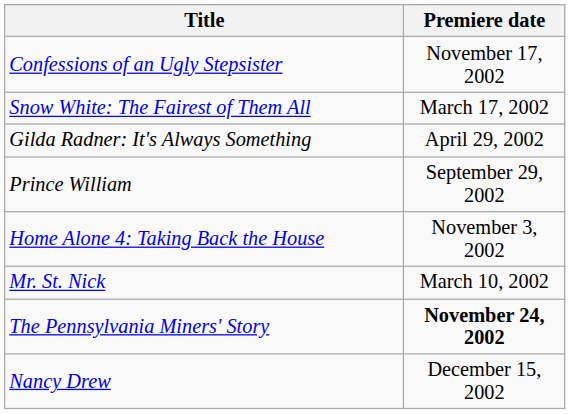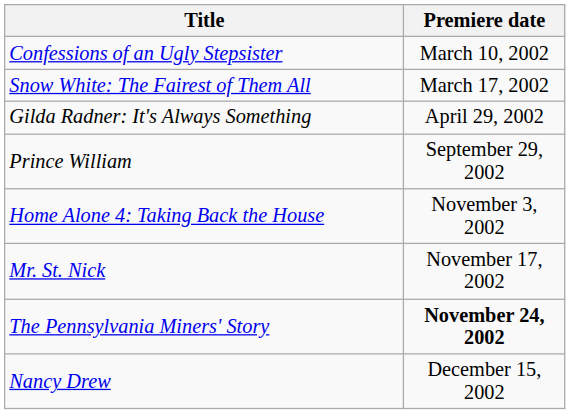(484, 64) November 17, 2002 -> (484, 52) March 10, 2002
(484, 282) March 10, 2002 -> (484, 271) November 17, 2002
